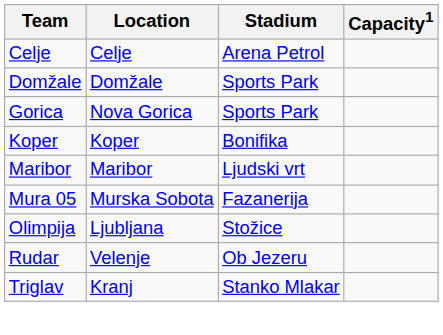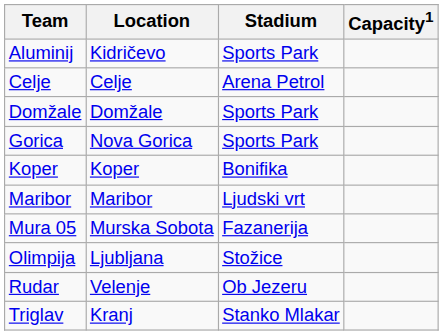+ row: (41, 53)
